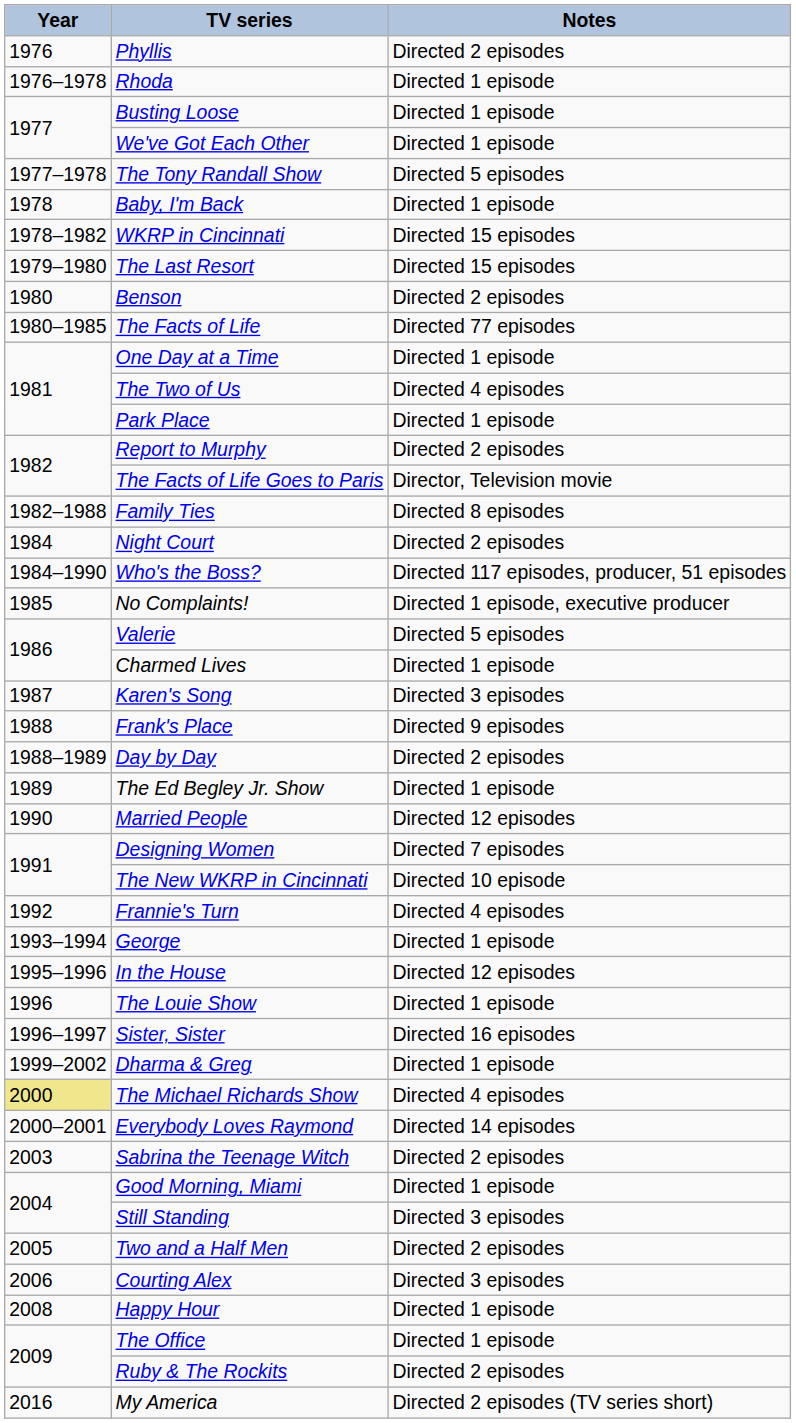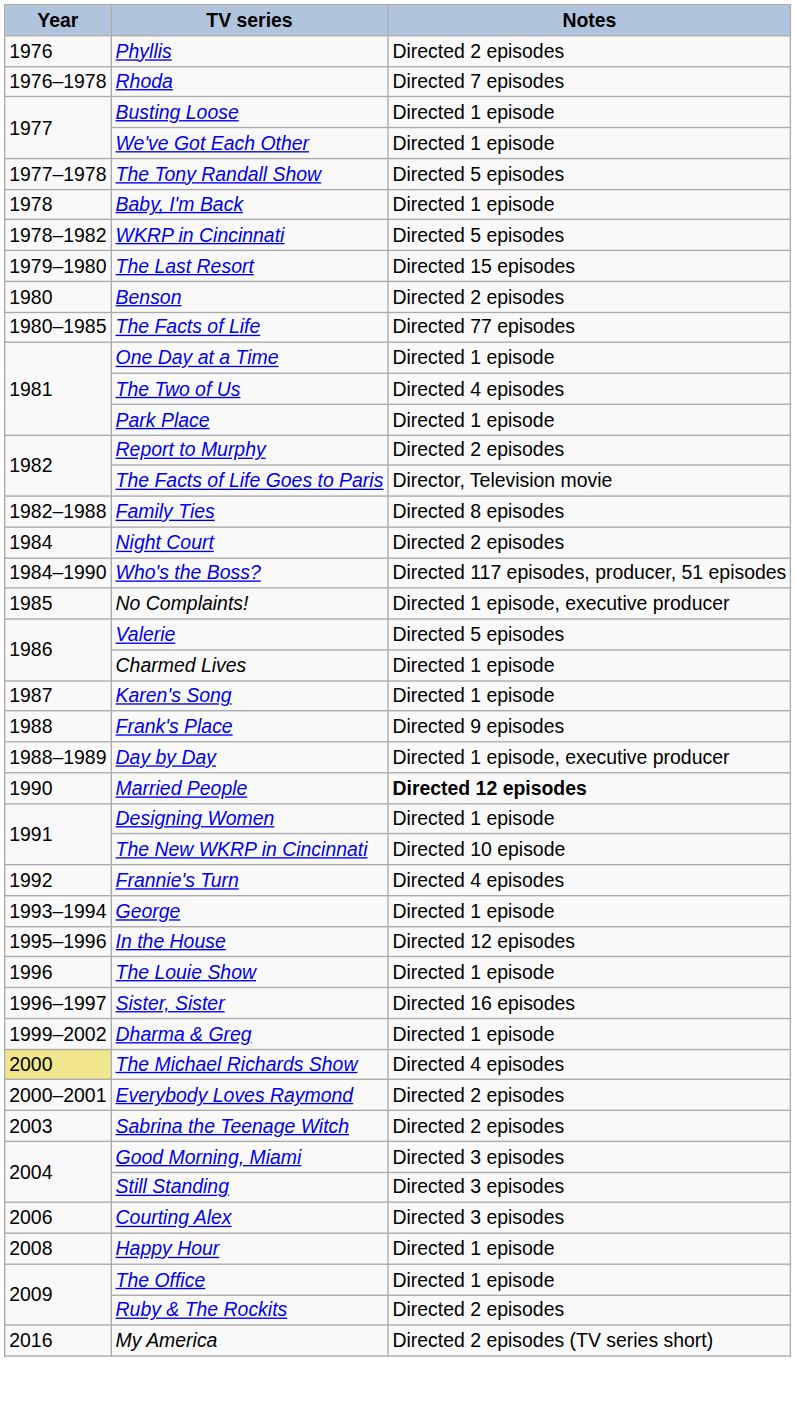(473, 82) Directed 1 episode -> (478, 82) Directed 7 episodes
(484, 235) Directed 15 episodes -> (478, 235) Directed 5 episodes
(478, 696) Directed 3 episodes -> (473, 696) Directed 1 episode
(478, 758) Directed 2 episodes -> (561, 758) Directed 1 episode, executive producer
- row: (219, 788)
(484, 819) normal -> (490, 788) bold
(478, 850) Directed 7 episodes -> (473, 819) Directed 1 episode
(484, 1126) Directed 14 episodes -> (478, 1095) Directed 2 episodes
(473, 1187) Directed 1 episode -> (478, 1157) Directed 3 episodes
- row: (202, 1249)
